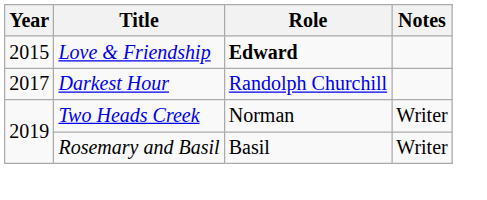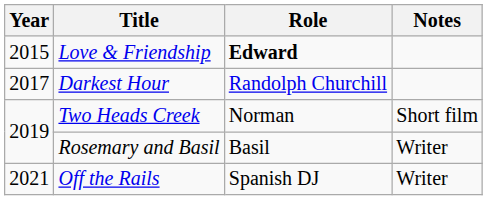(422, 115) Writer -> (437, 115) Short film
+ row: (109, 178)
